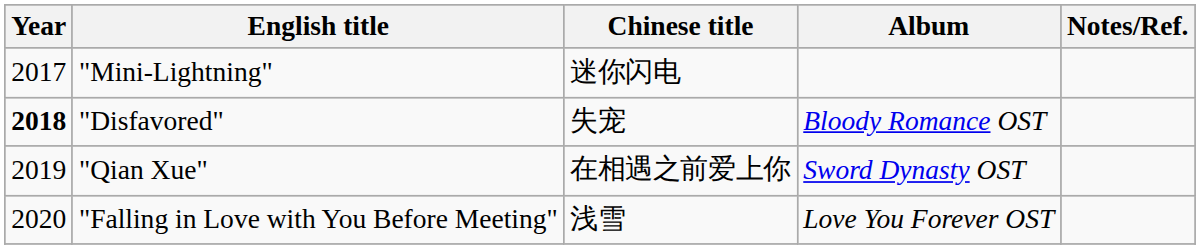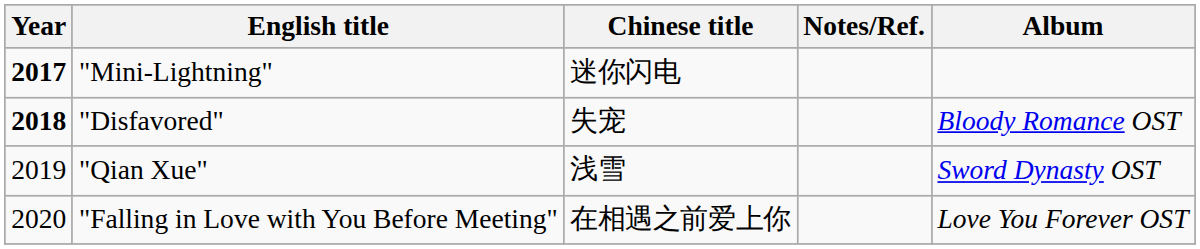columns swapped: (929, 26) <-> (1128, 26)
(39, 72) normal -> (39, 72) bold
(680, 169) 在相遇之前爱上你 -> (598, 169) 浅雪
(598, 218) 浅雪 -> (680, 218) 在相遇之前爱上你
